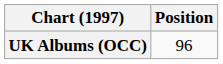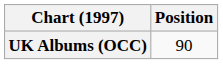(184, 44) 96 -> (184, 44) 90
